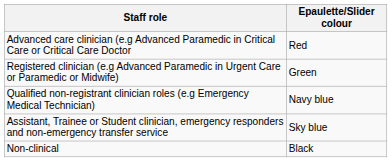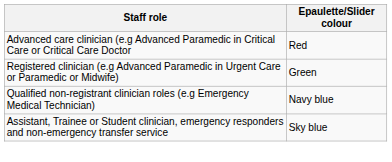- row: (33, 149)
